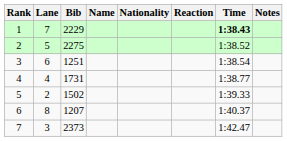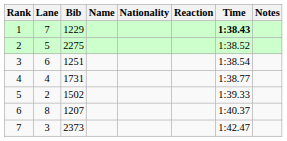(74, 29) 2229 -> (74, 29) 1229
